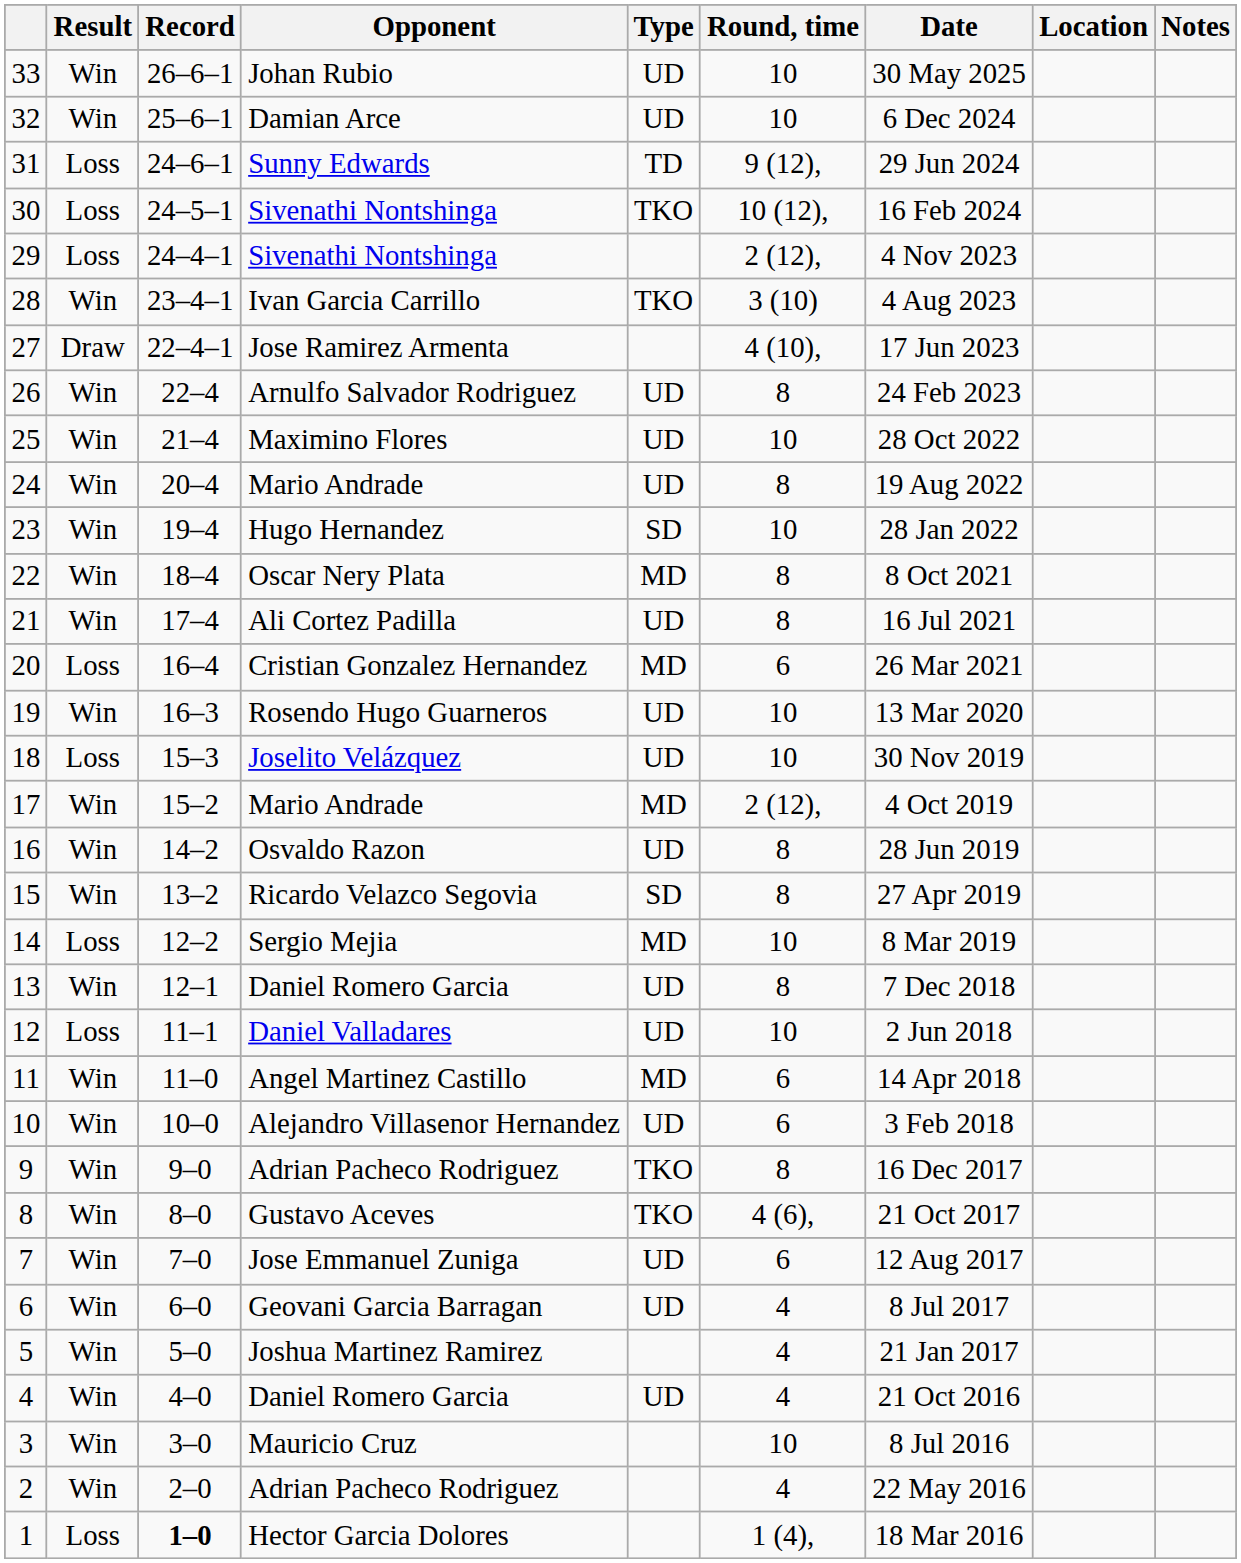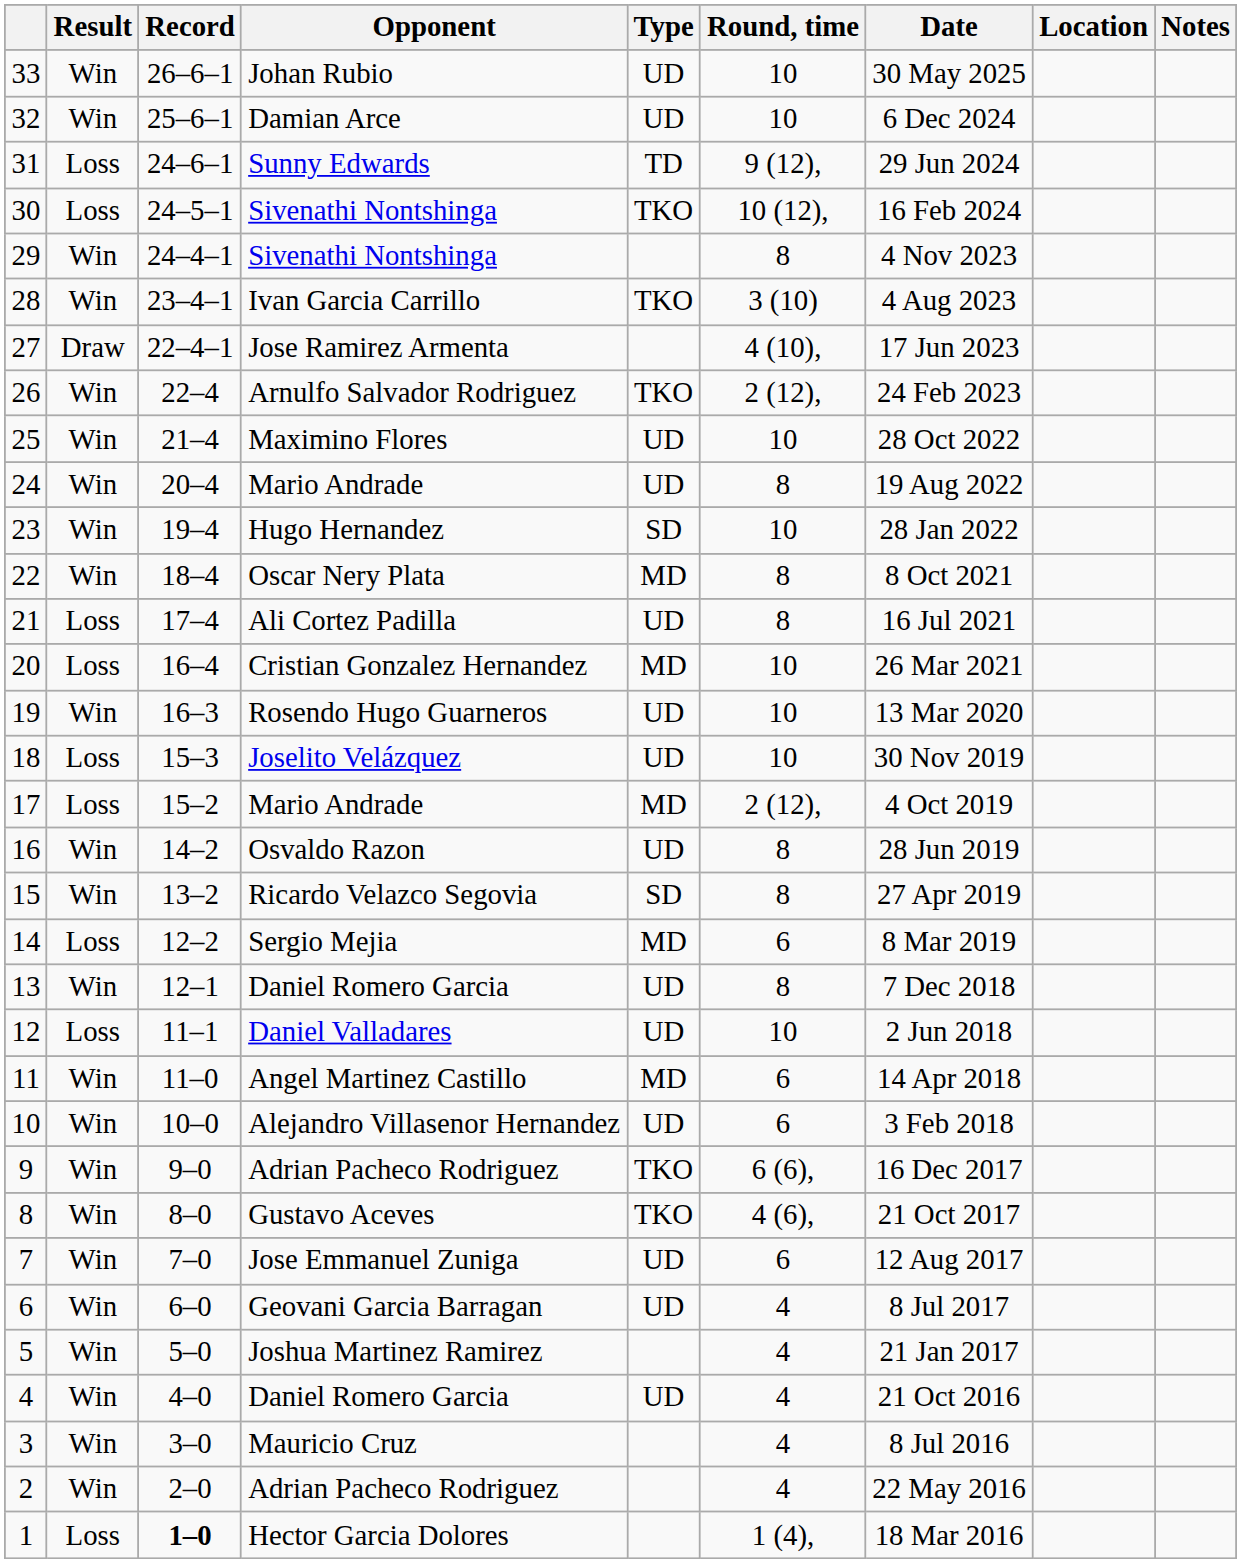(93, 255) Loss -> (93, 255) Win
(783, 255) 2 (12), -> (783, 255) 8
(664, 392) UD -> (664, 392) TKO
(783, 392) 8 -> (783, 392) 2 (12),
(93, 621) Win -> (93, 621) Loss
(783, 666) 6 -> (783, 666) 10
(93, 803) Win -> (93, 803) Loss
(783, 940) 10 -> (783, 940) 6
(783, 1169) 8 -> (783, 1169) 6 (6),
(783, 1443) 10 -> (783, 1443) 4
